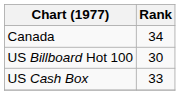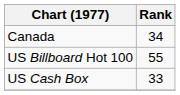(156, 57) 30 -> (156, 57) 55
